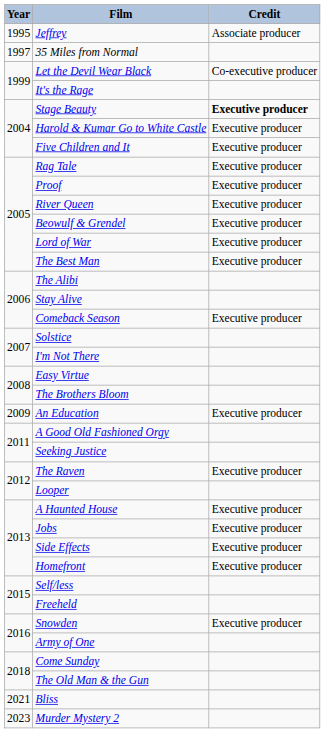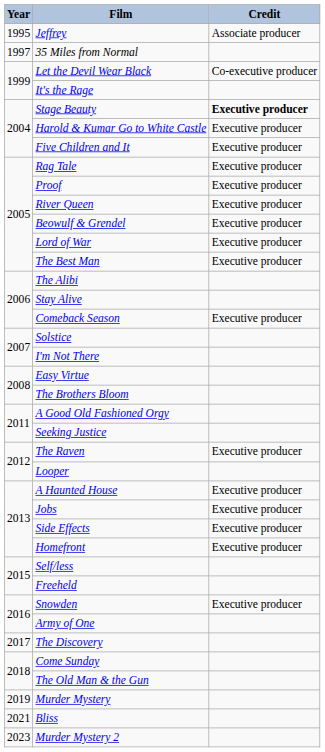- row: (67, 414)
+ row: (69, 642)
+ row: (73, 699)
